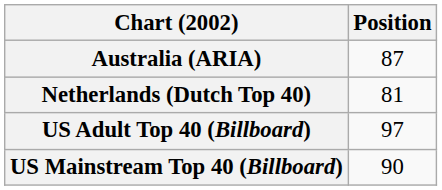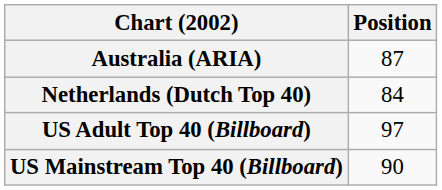(392, 94) 81 -> (392, 94) 84
